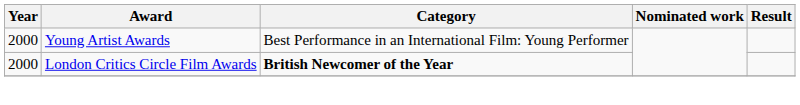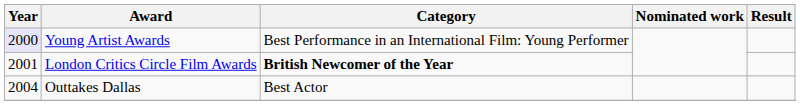(23, 40) no background -> (23, 40) lavender background
(23, 64) 2000 -> (23, 64) 2001
+ row: (93, 87)
